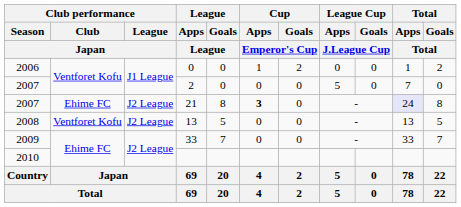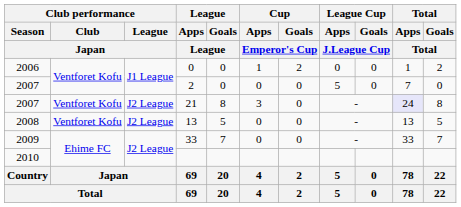(87, 103) Ehime FC -> (87, 103) Ventforet Kofu
(259, 103) bold -> (259, 103) normal
